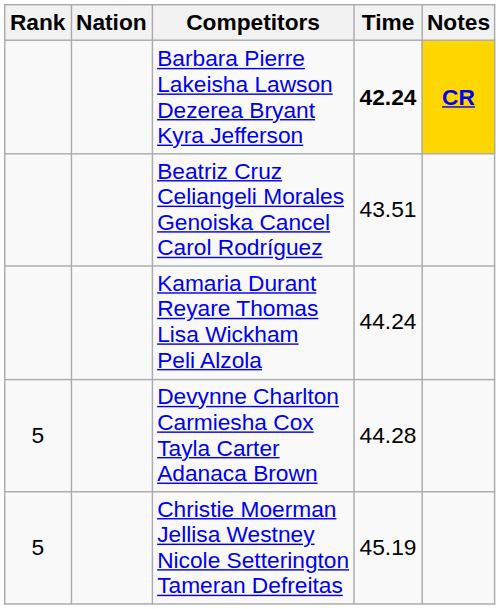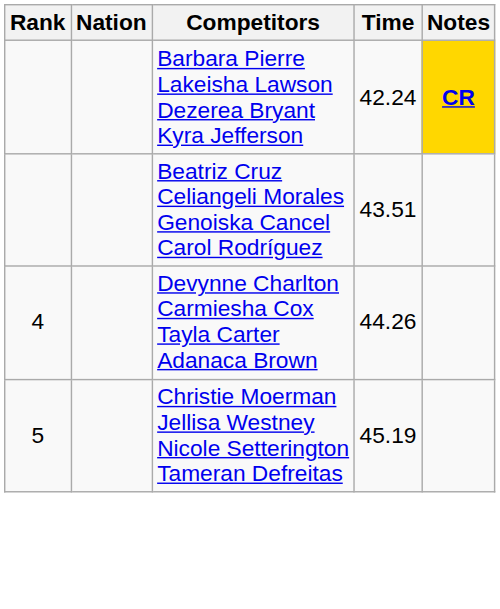(388, 96) bold -> (388, 96) normal
- row: (238, 322)
(38, 435) 5 -> (38, 322) 4
(388, 435) 44.28 -> (388, 322) 44.26
